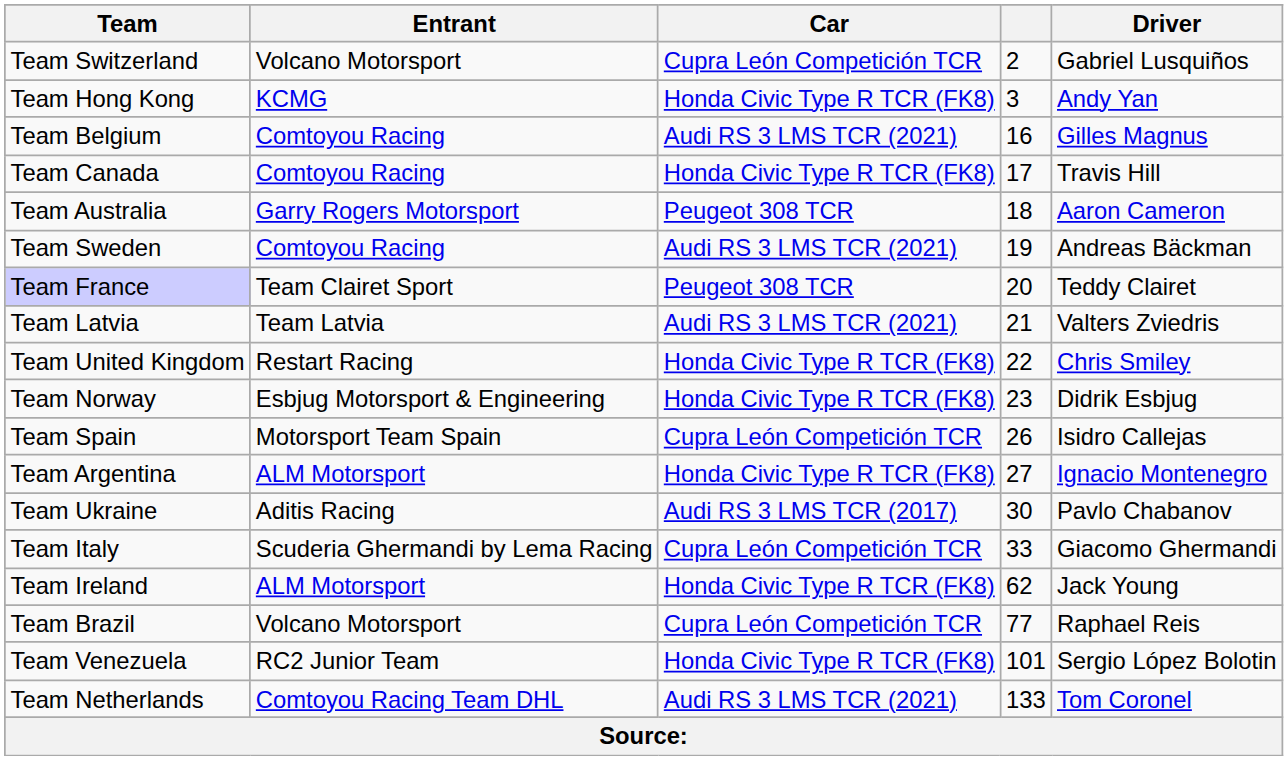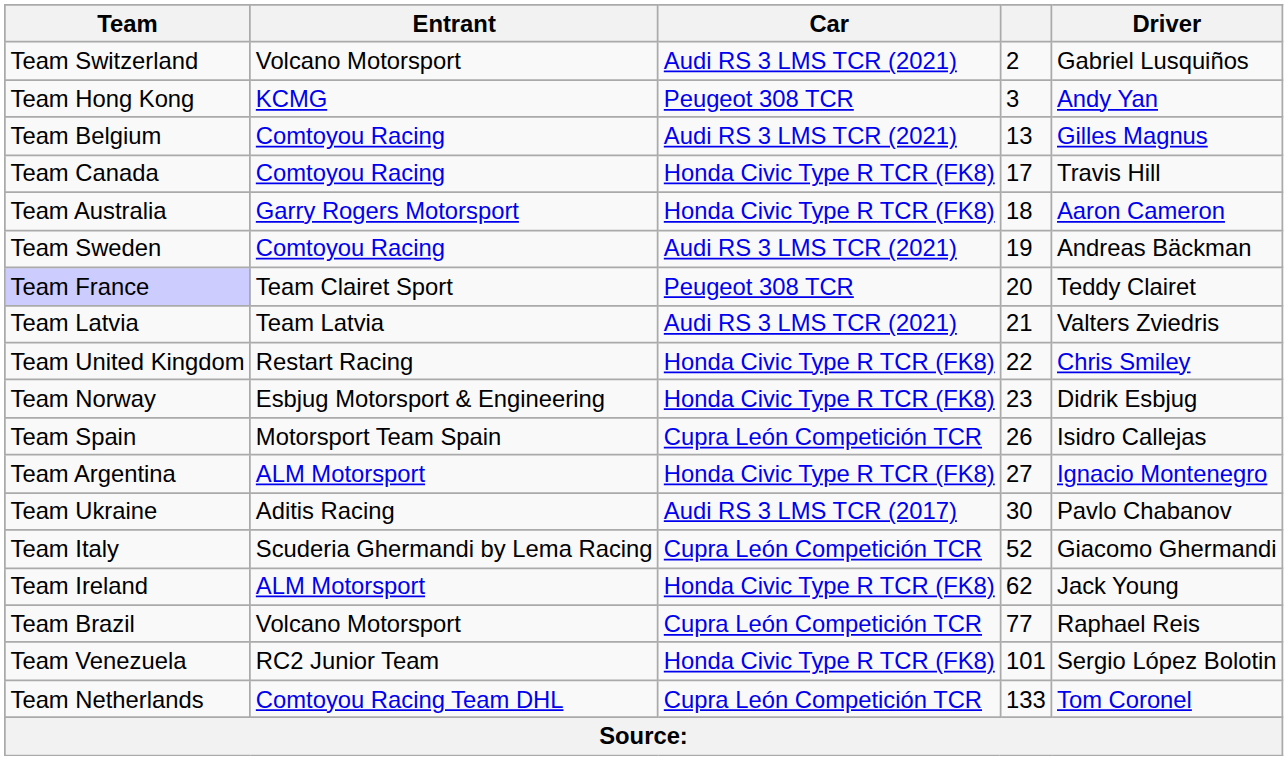(823, 61) Cupra León Competición TCR -> (810, 61) Audi RS 3 LMS TCR (2021)
(829, 98) Honda Civic Type R TCR (FK8) -> (759, 98) Peugeot 308 TCR
(1019, 136) 16 -> (1019, 136) 13
(759, 211) Peugeot 308 TCR -> (829, 211) Honda Civic Type R TCR (FK8)
(1019, 548) 33 -> (1019, 548) 52
(810, 699) Audi RS 3 LMS TCR (2021) -> (823, 699) Cupra León Competición TCR
